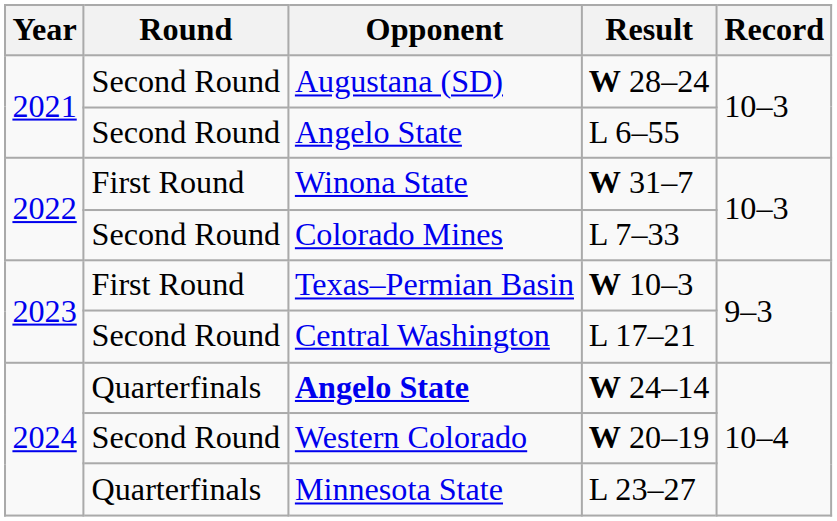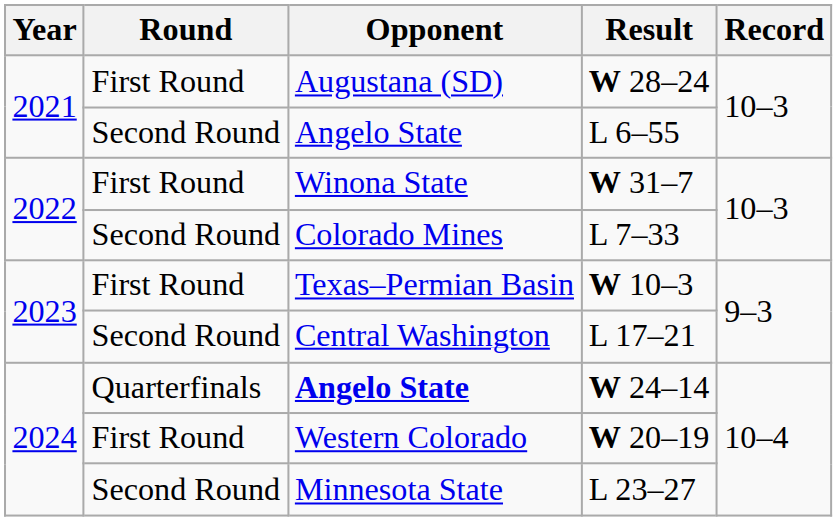(186, 81) Second Round -> (168, 81) First Round
(186, 438) Second Round -> (168, 438) First Round
(176, 489) Quarterfinals -> (186, 489) Second Round
